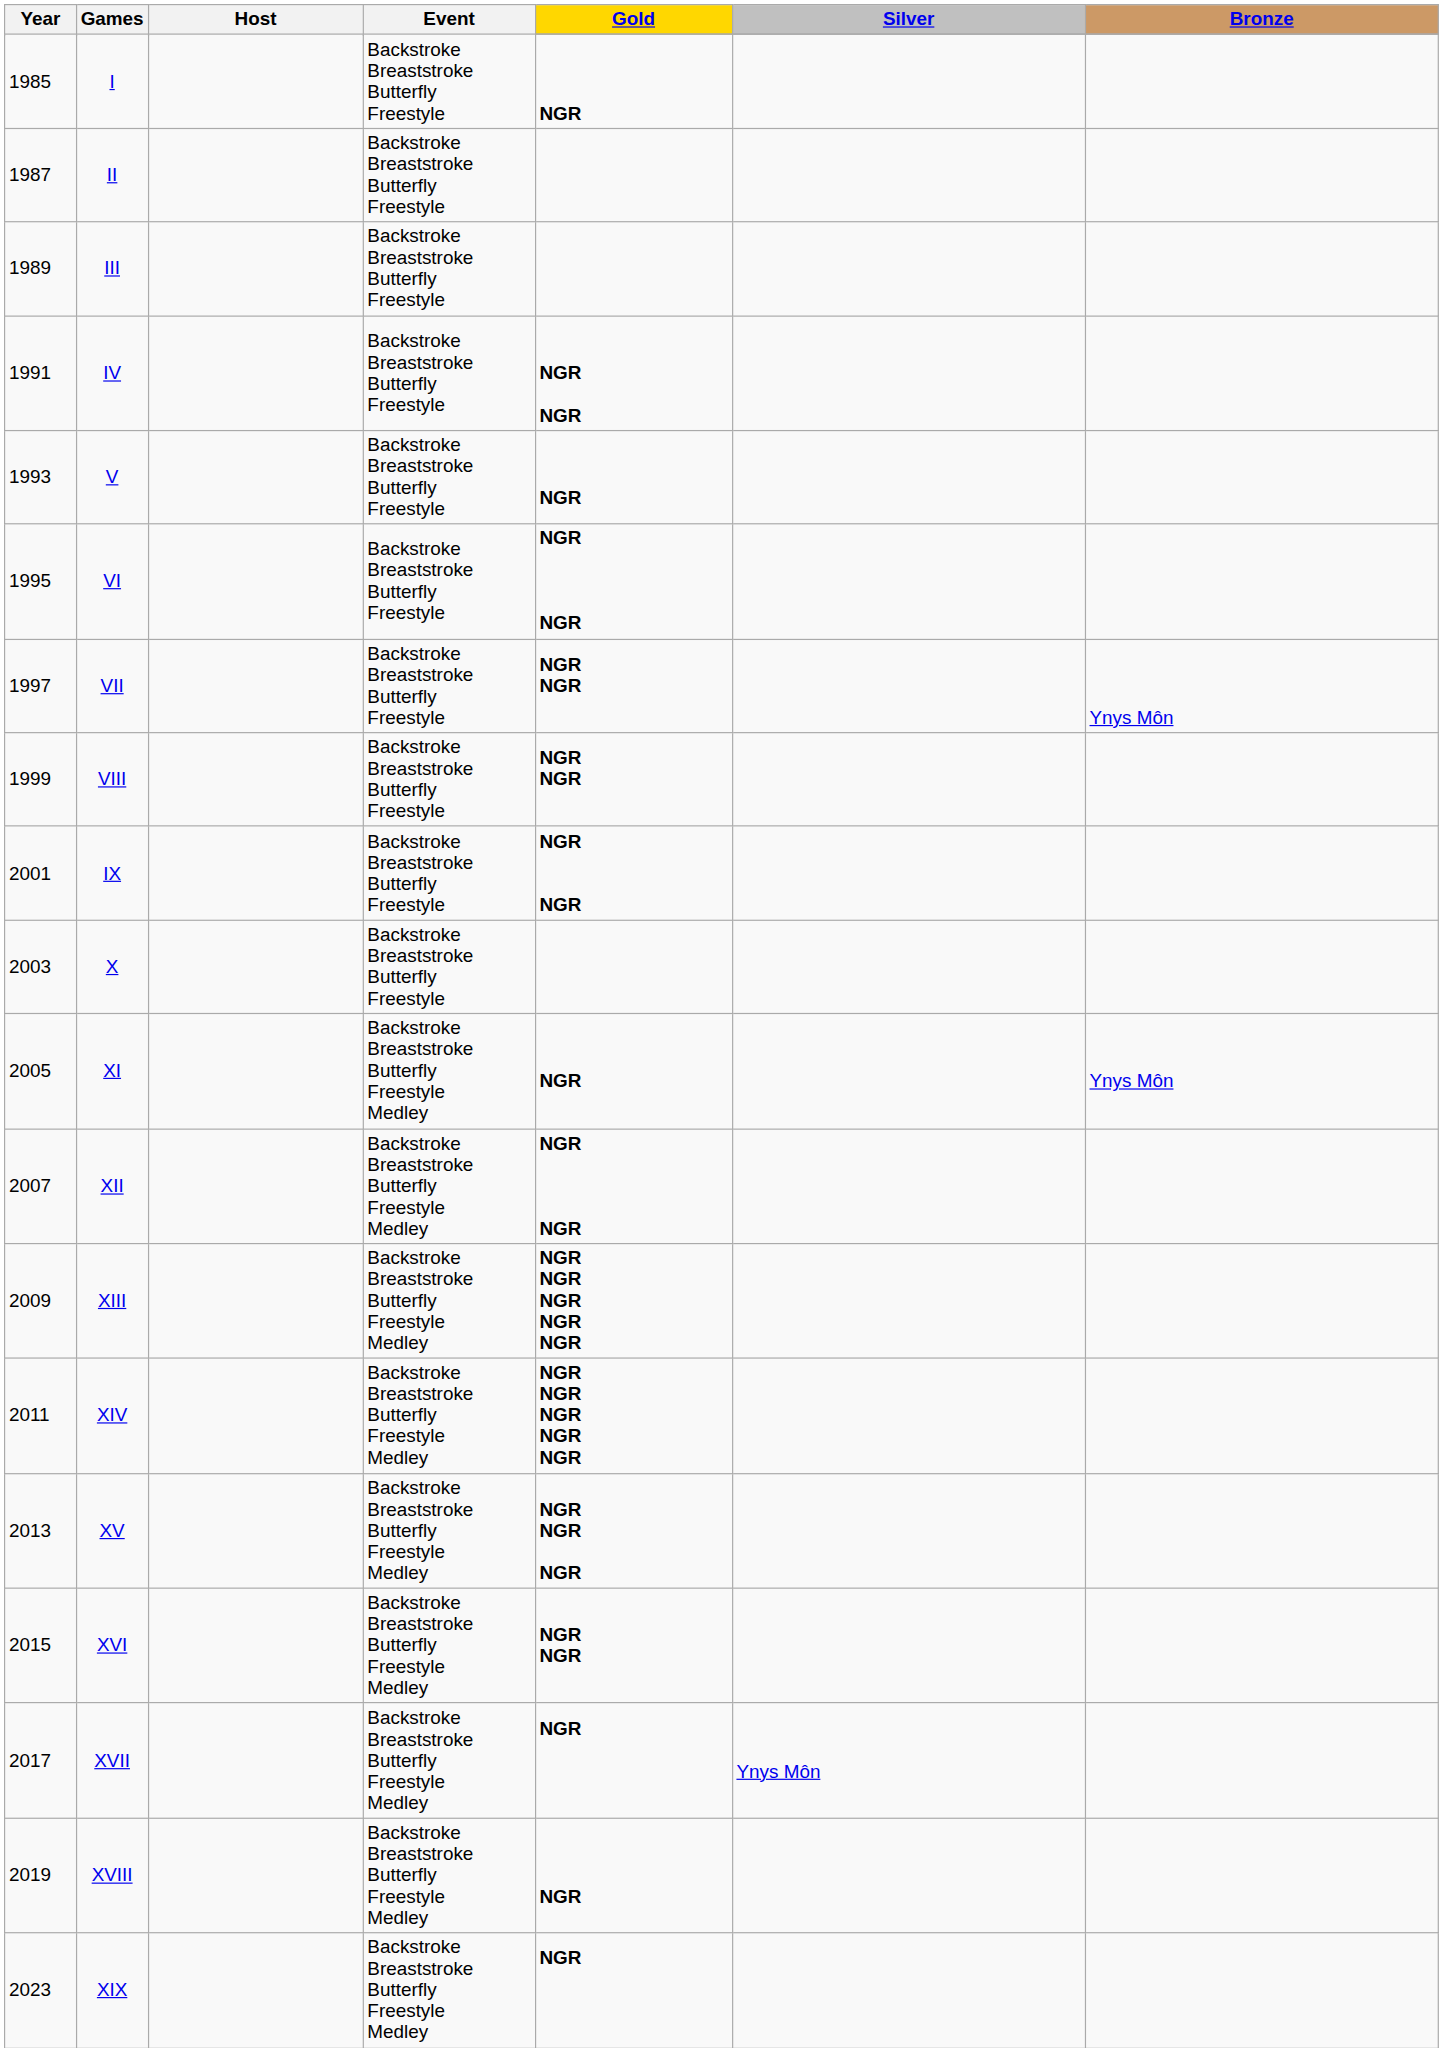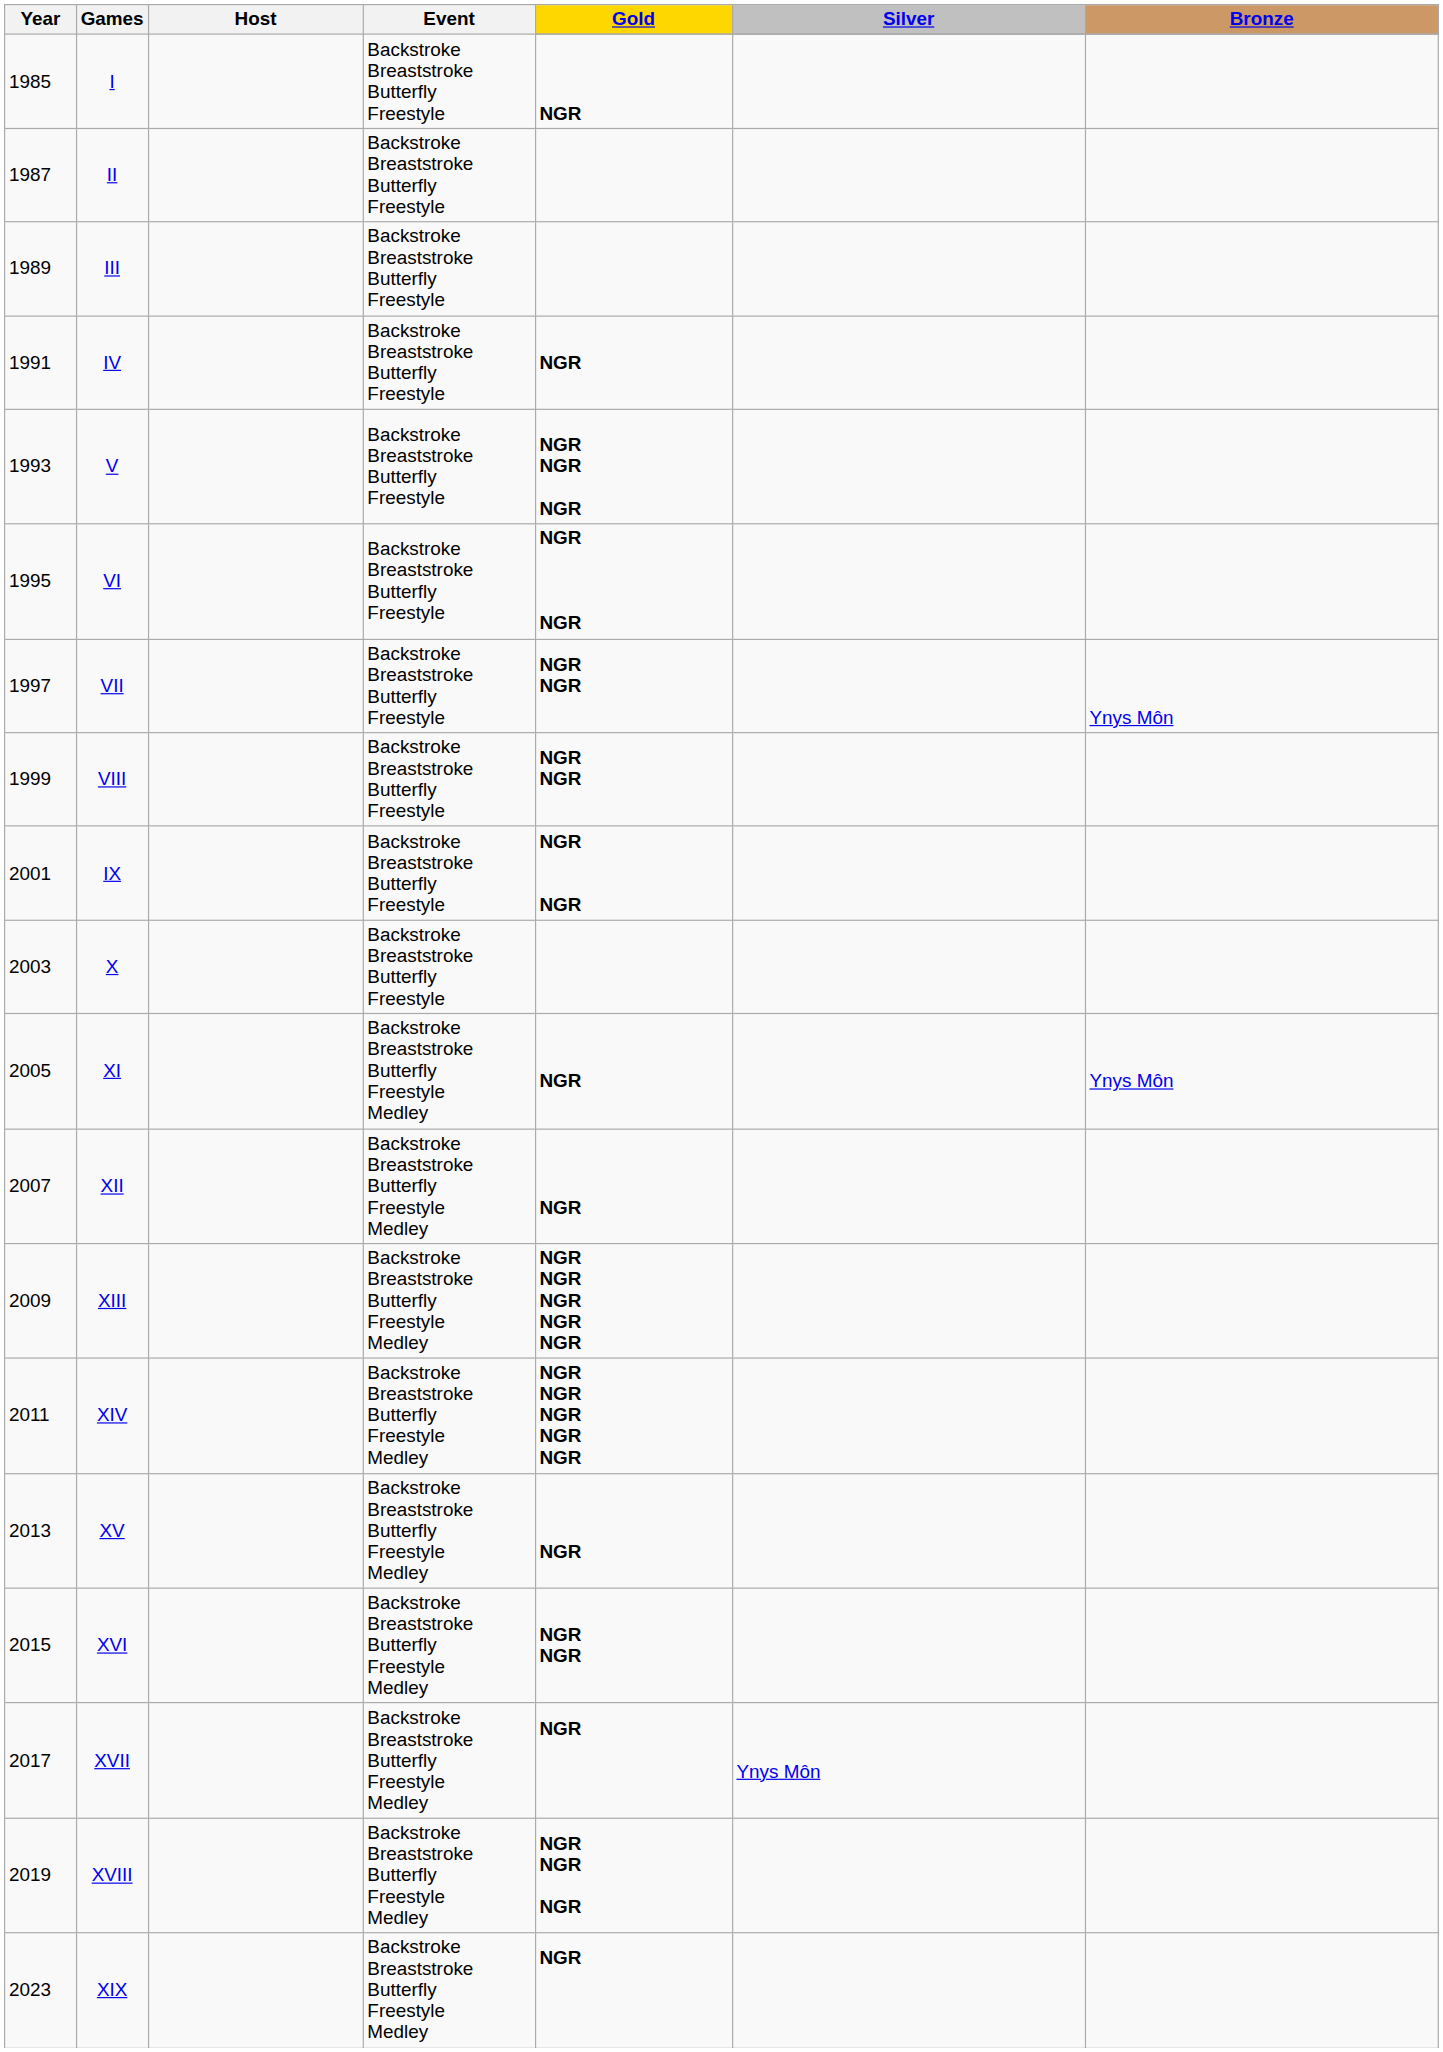(560, 394) NGR NGR -> (560, 362) NGR
(560, 498) NGR -> (560, 477) NGR NGR NGR
(560, 1185) NGR NGR -> (560, 1207) NGR
(560, 1541) NGR NGR NGR -> (560, 1551) NGR
(560, 1896) NGR -> (560, 1875) NGR NGR NGR
